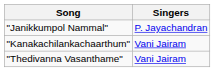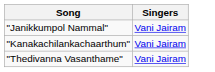(171, 28) P. Jayachandran -> (160, 28) Vani Jairam
